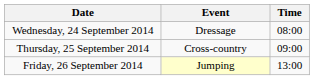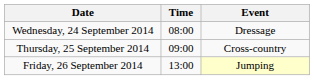columns swapped: (290, 13) <-> (216, 13)
